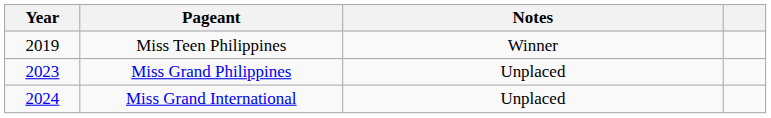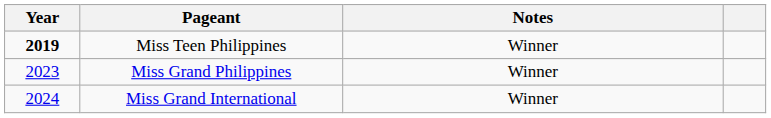(42, 44) normal -> (42, 44) bold
(533, 71) Unplaced -> (533, 71) Winner
(533, 98) Unplaced -> (533, 98) Winner
